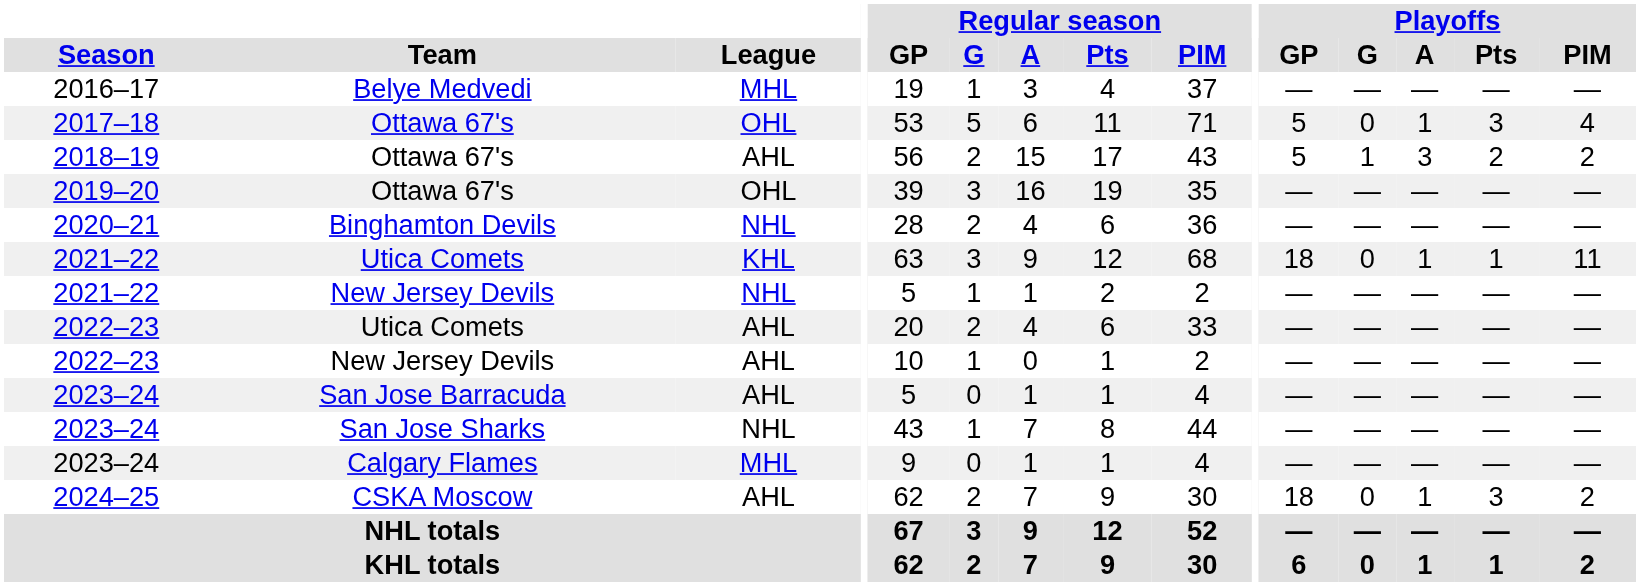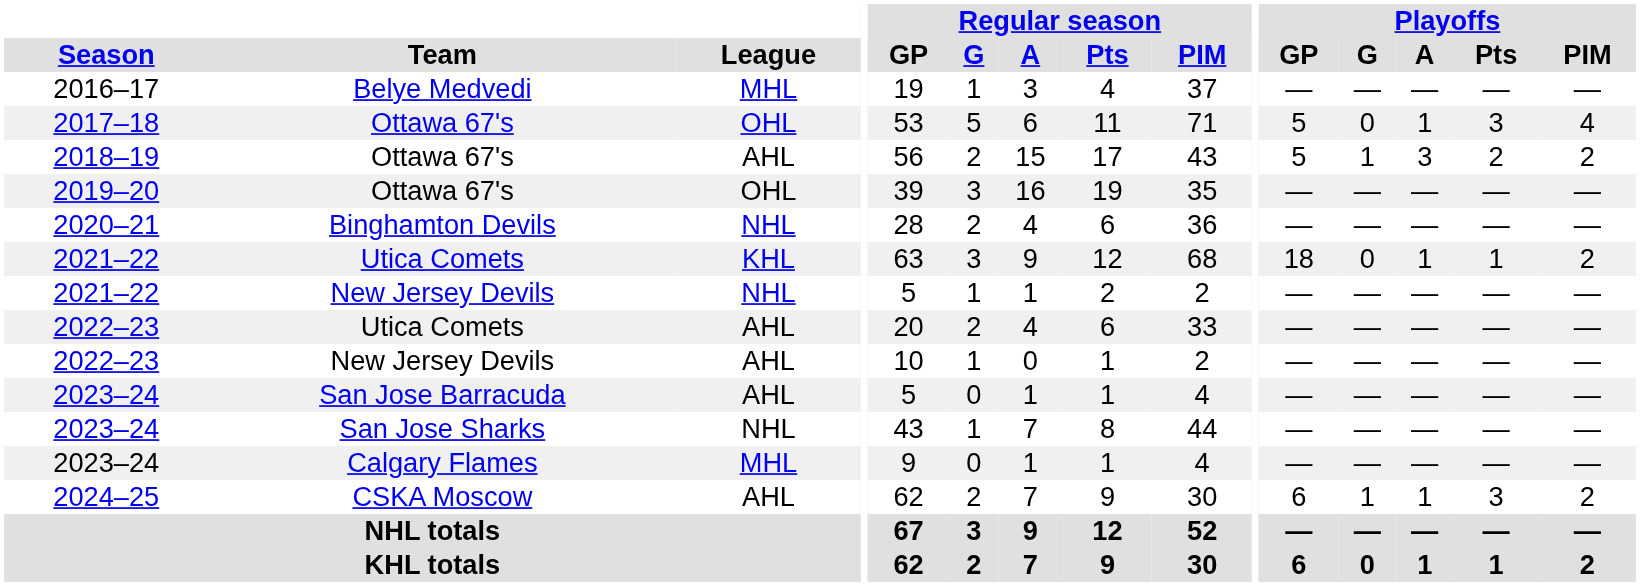(1587, 258) 11 -> (1587, 258) 2
(1299, 496) 18 -> (1299, 496) 6
(1367, 496) 0 -> (1367, 496) 1
